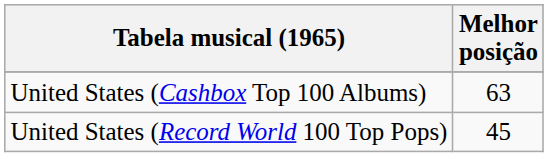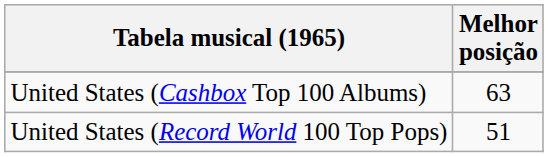(498, 131) 45 -> (498, 131) 51
